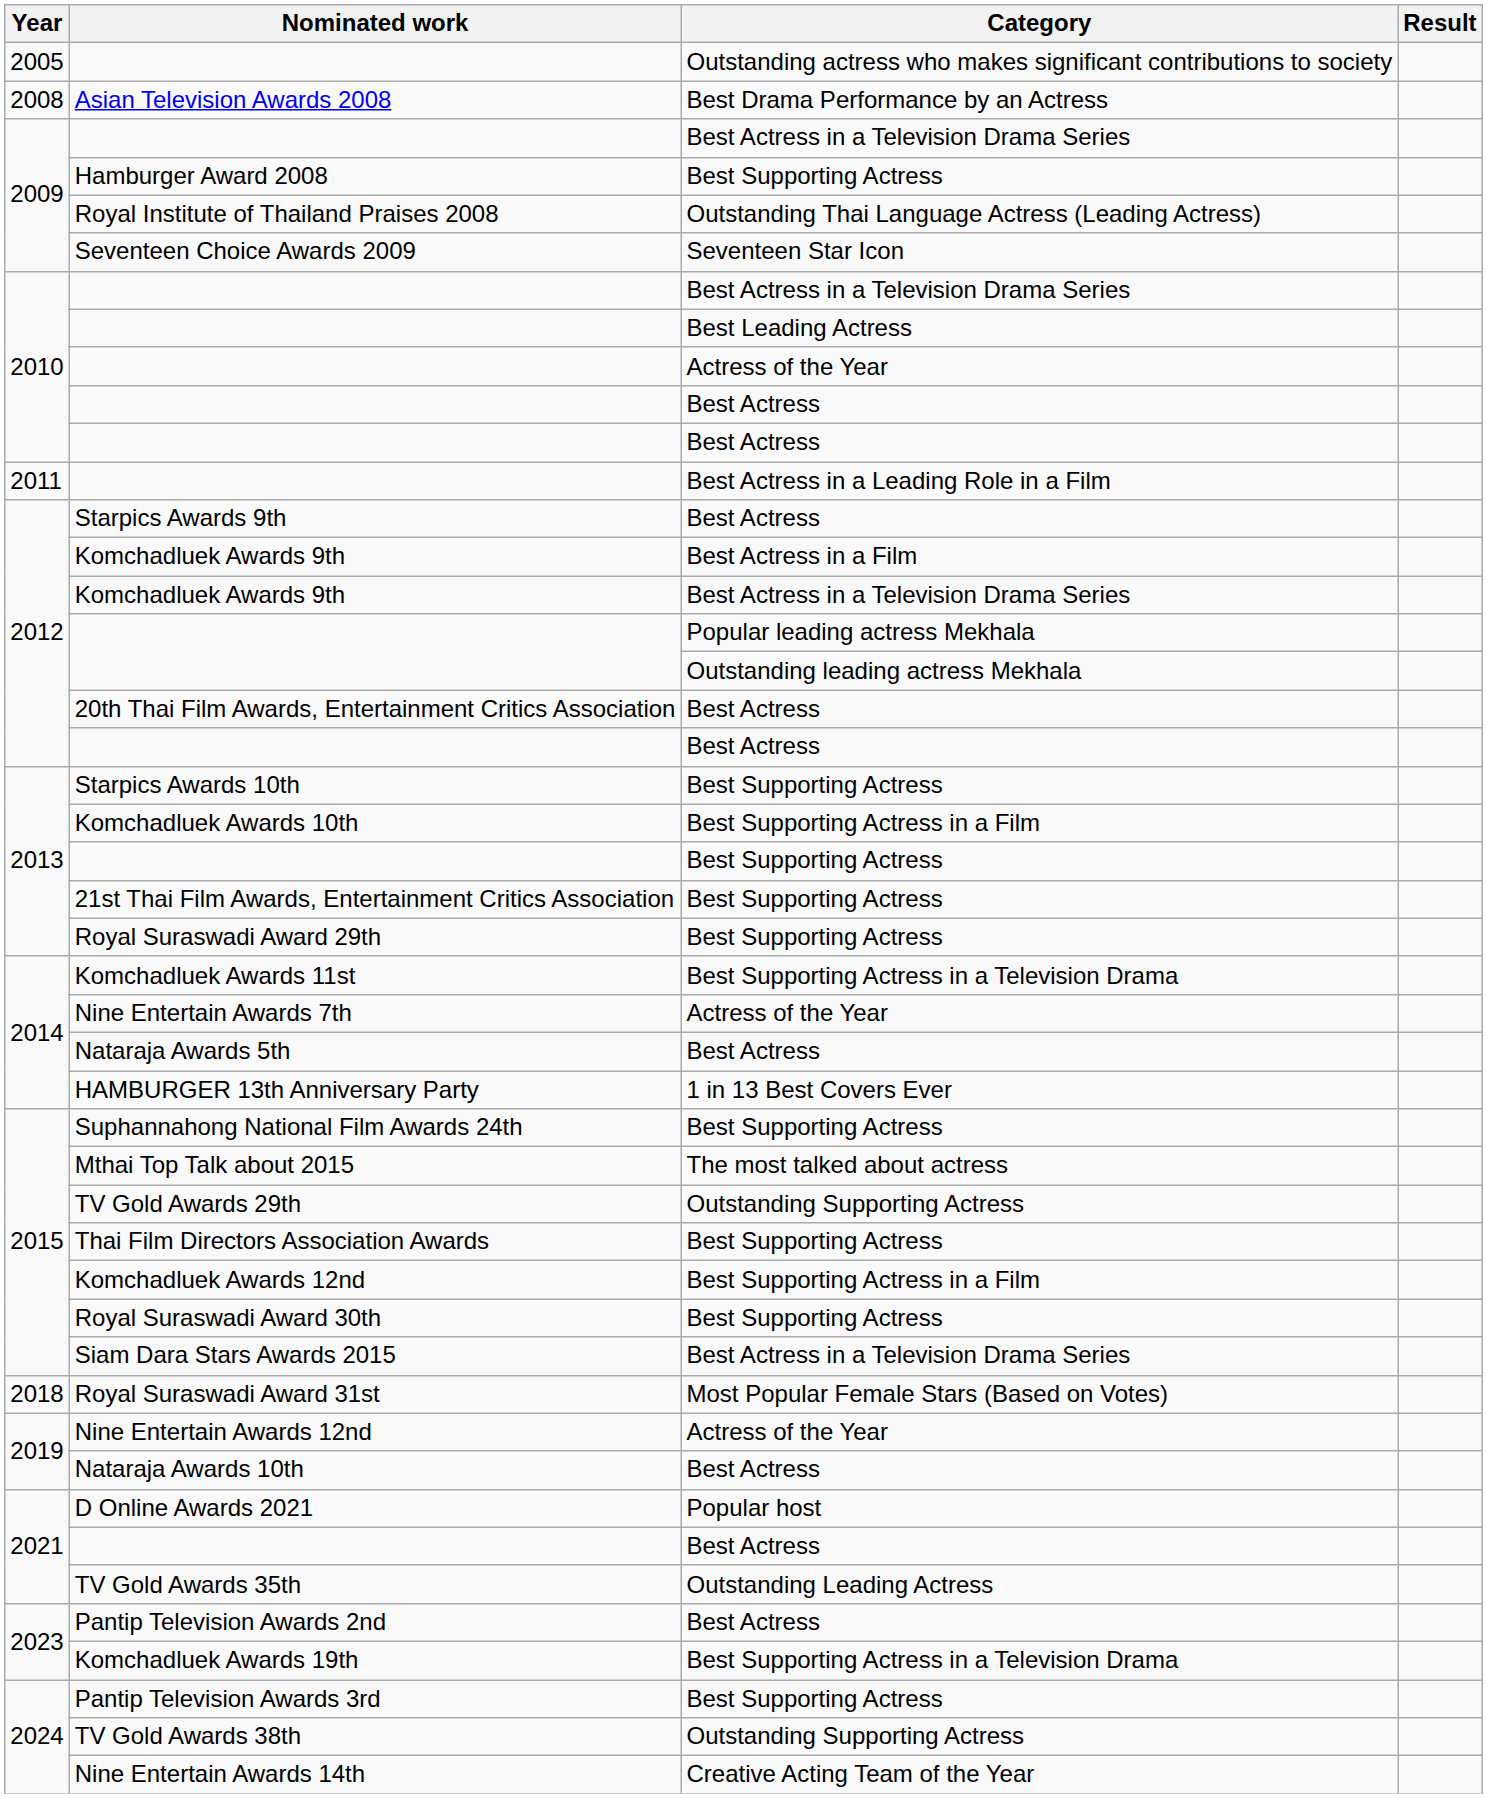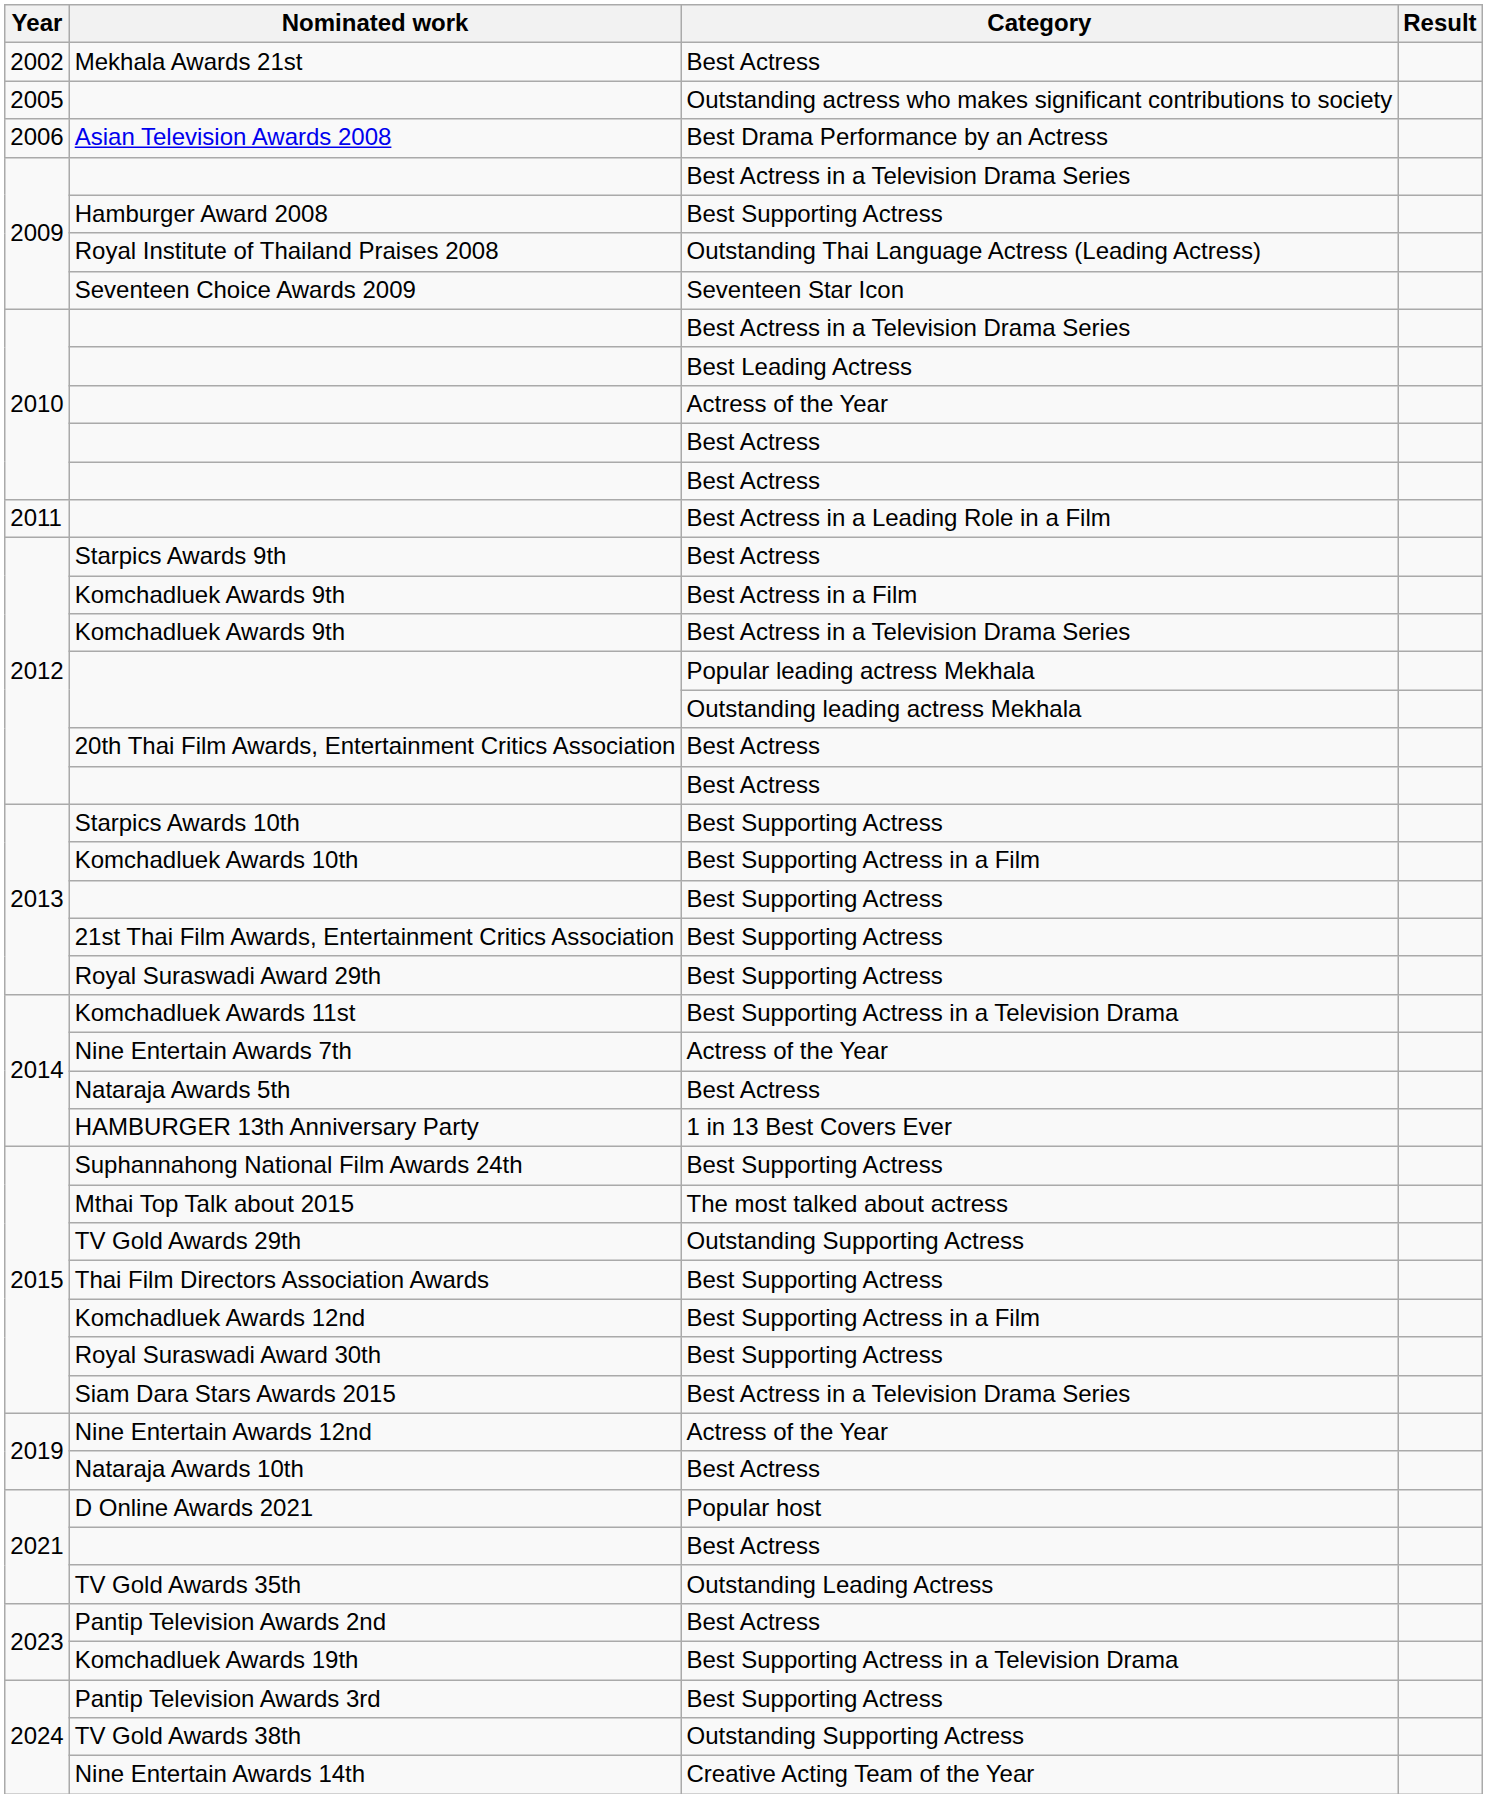+ row: (189, 61)
(37, 99) 2008 -> (37, 137) 2006
- row: (227, 1393)
